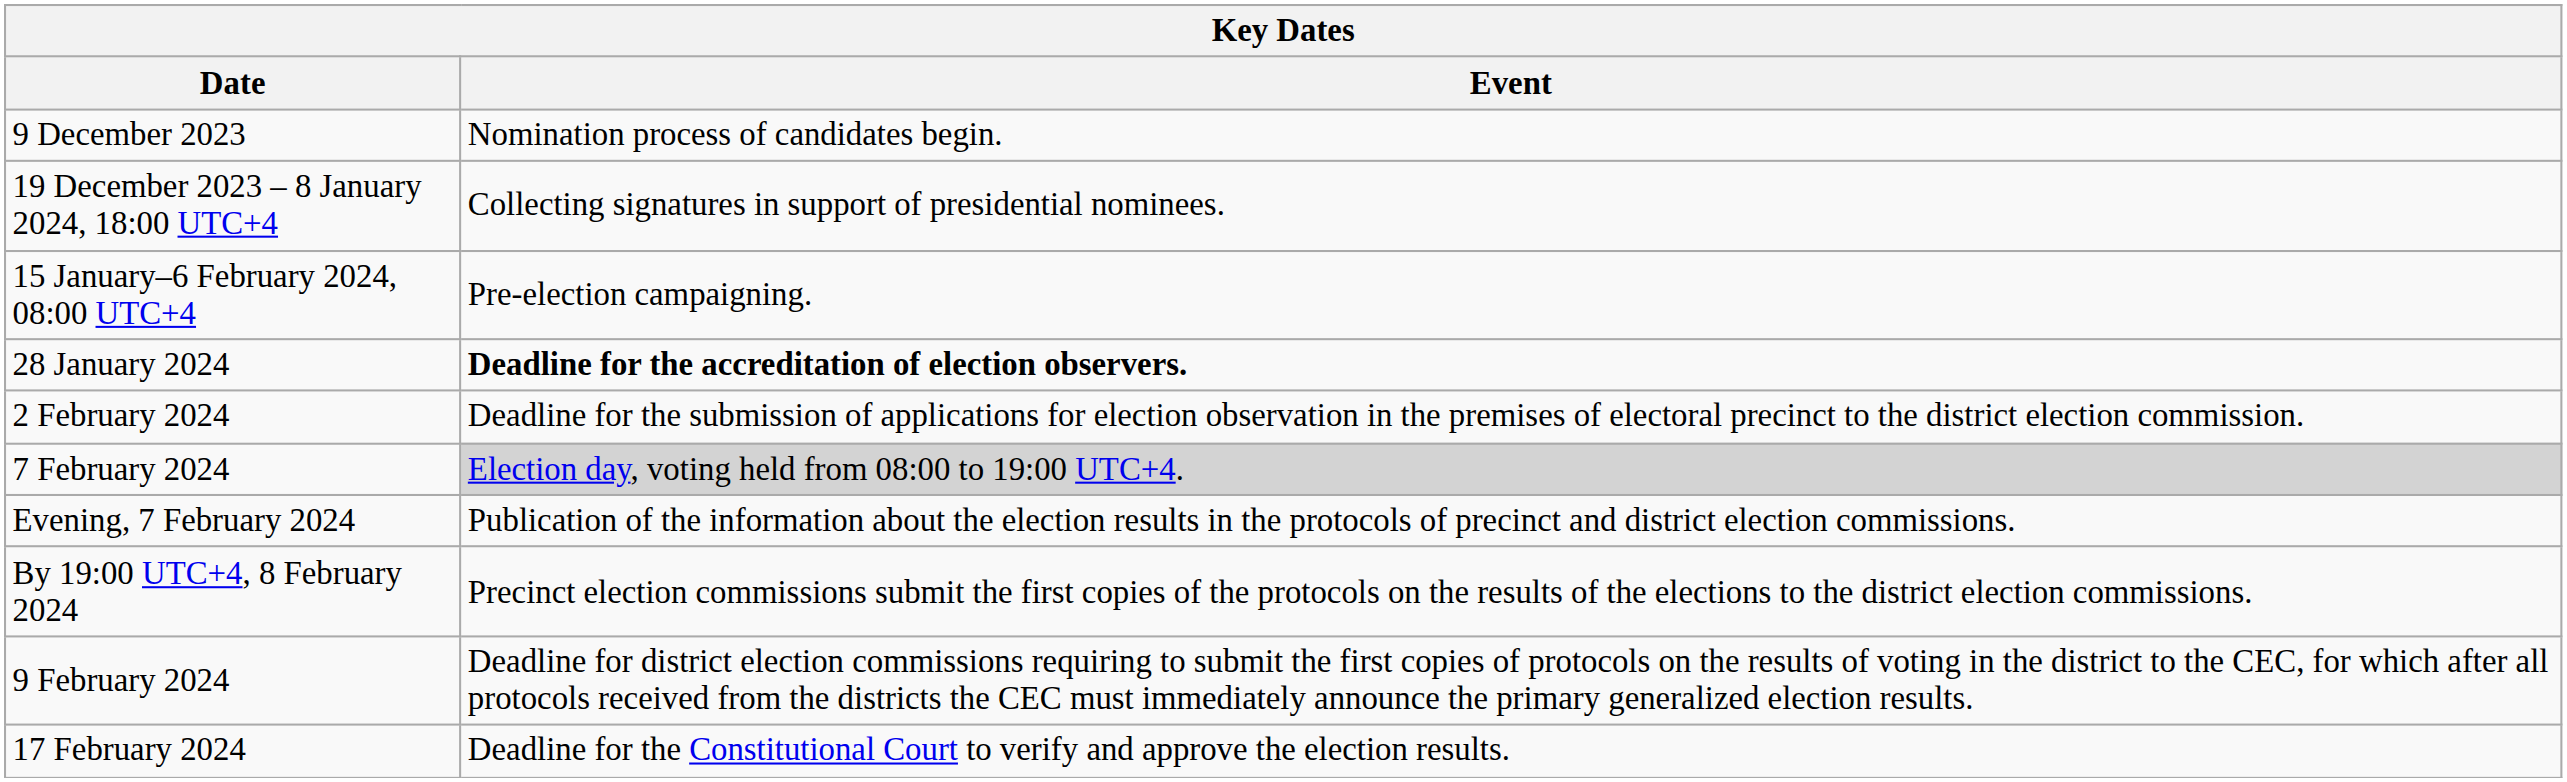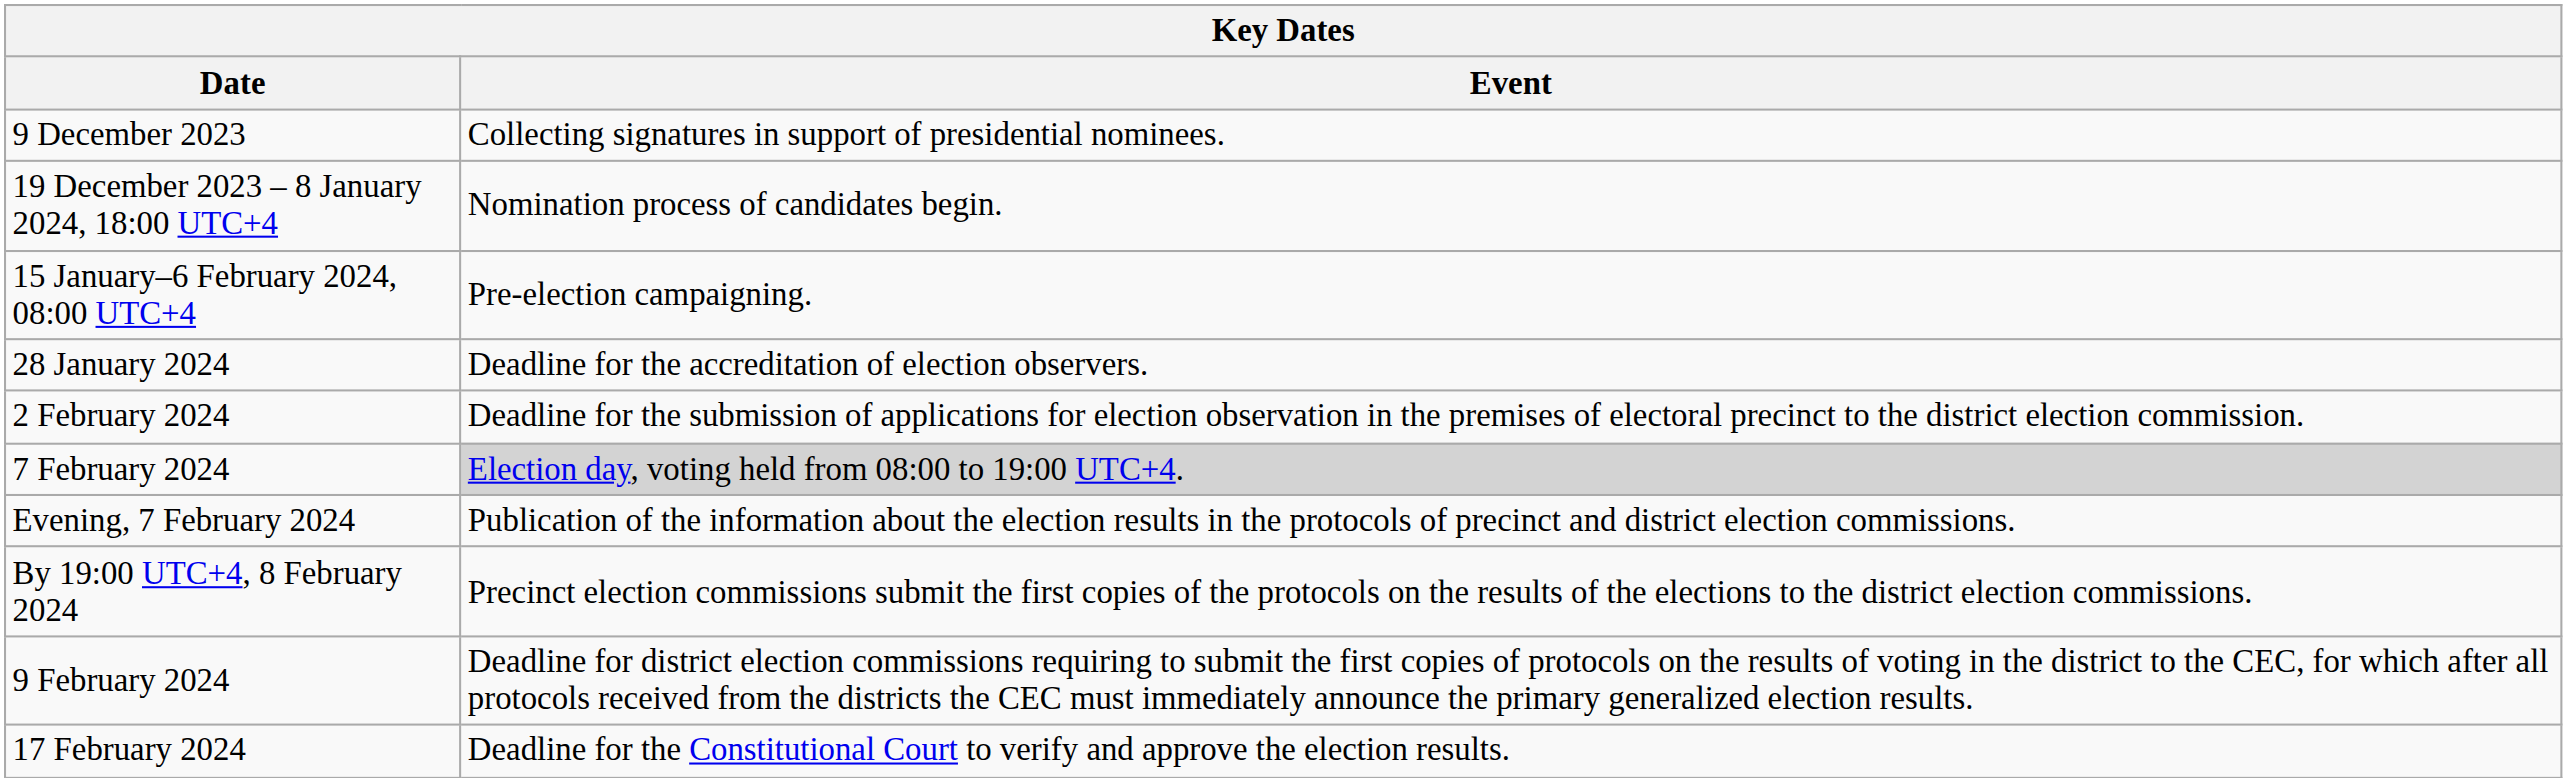(735, 134) Nomination process of candidates begin. -> (846, 134) Collecting signatures in support of presidential nominees.
(846, 205) Collecting signatures in support of presidential nominees. -> (735, 205) Nomination process of candidates begin.
(828, 364) bold -> (808, 364) normal
